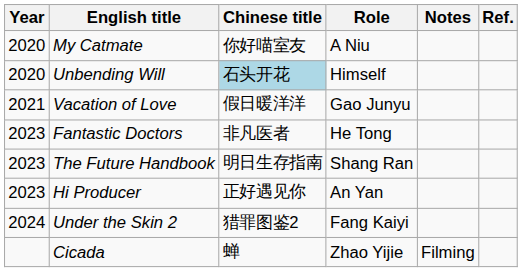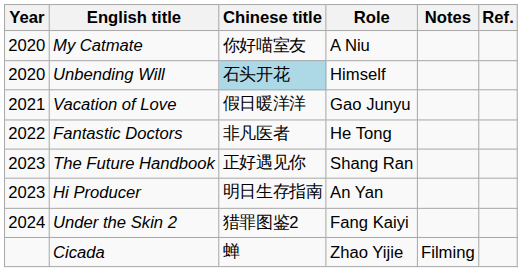(27, 134) 2023 -> (27, 134) 2022
(273, 163) 明日生存指南 -> (264, 163) 正好遇见你
(264, 192) 正好遇见你 -> (273, 192) 明日生存指南
